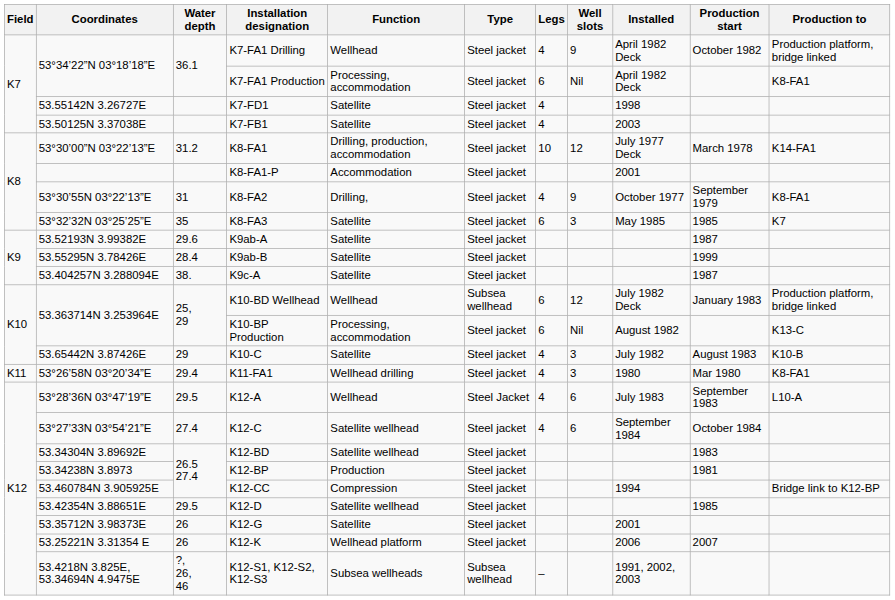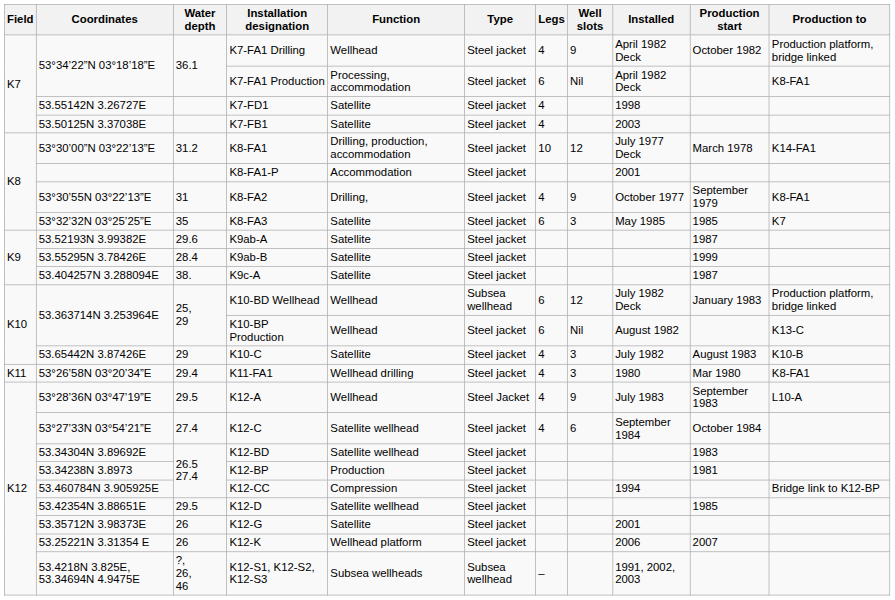(370, 330) Processing, accommodation -> (354, 330) Wellhead
(573, 397) 6 -> (573, 397) 9
